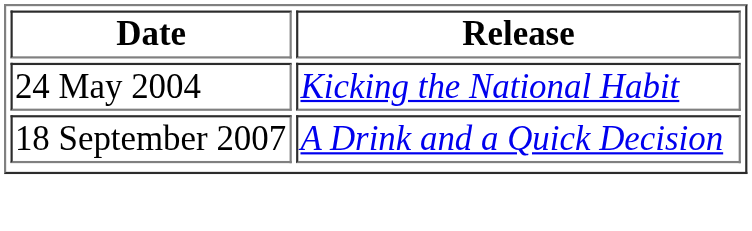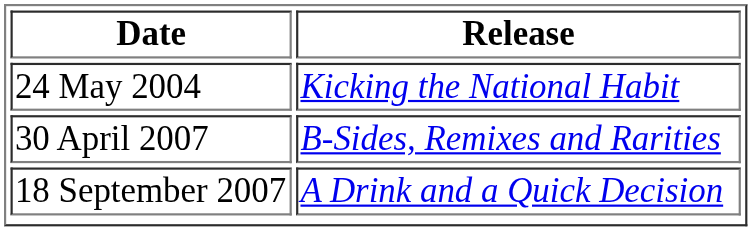+ row: (112, 138)
